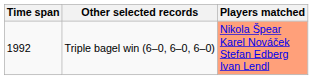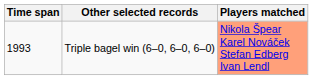(19, 48) 1992 -> (19, 48) 1993
